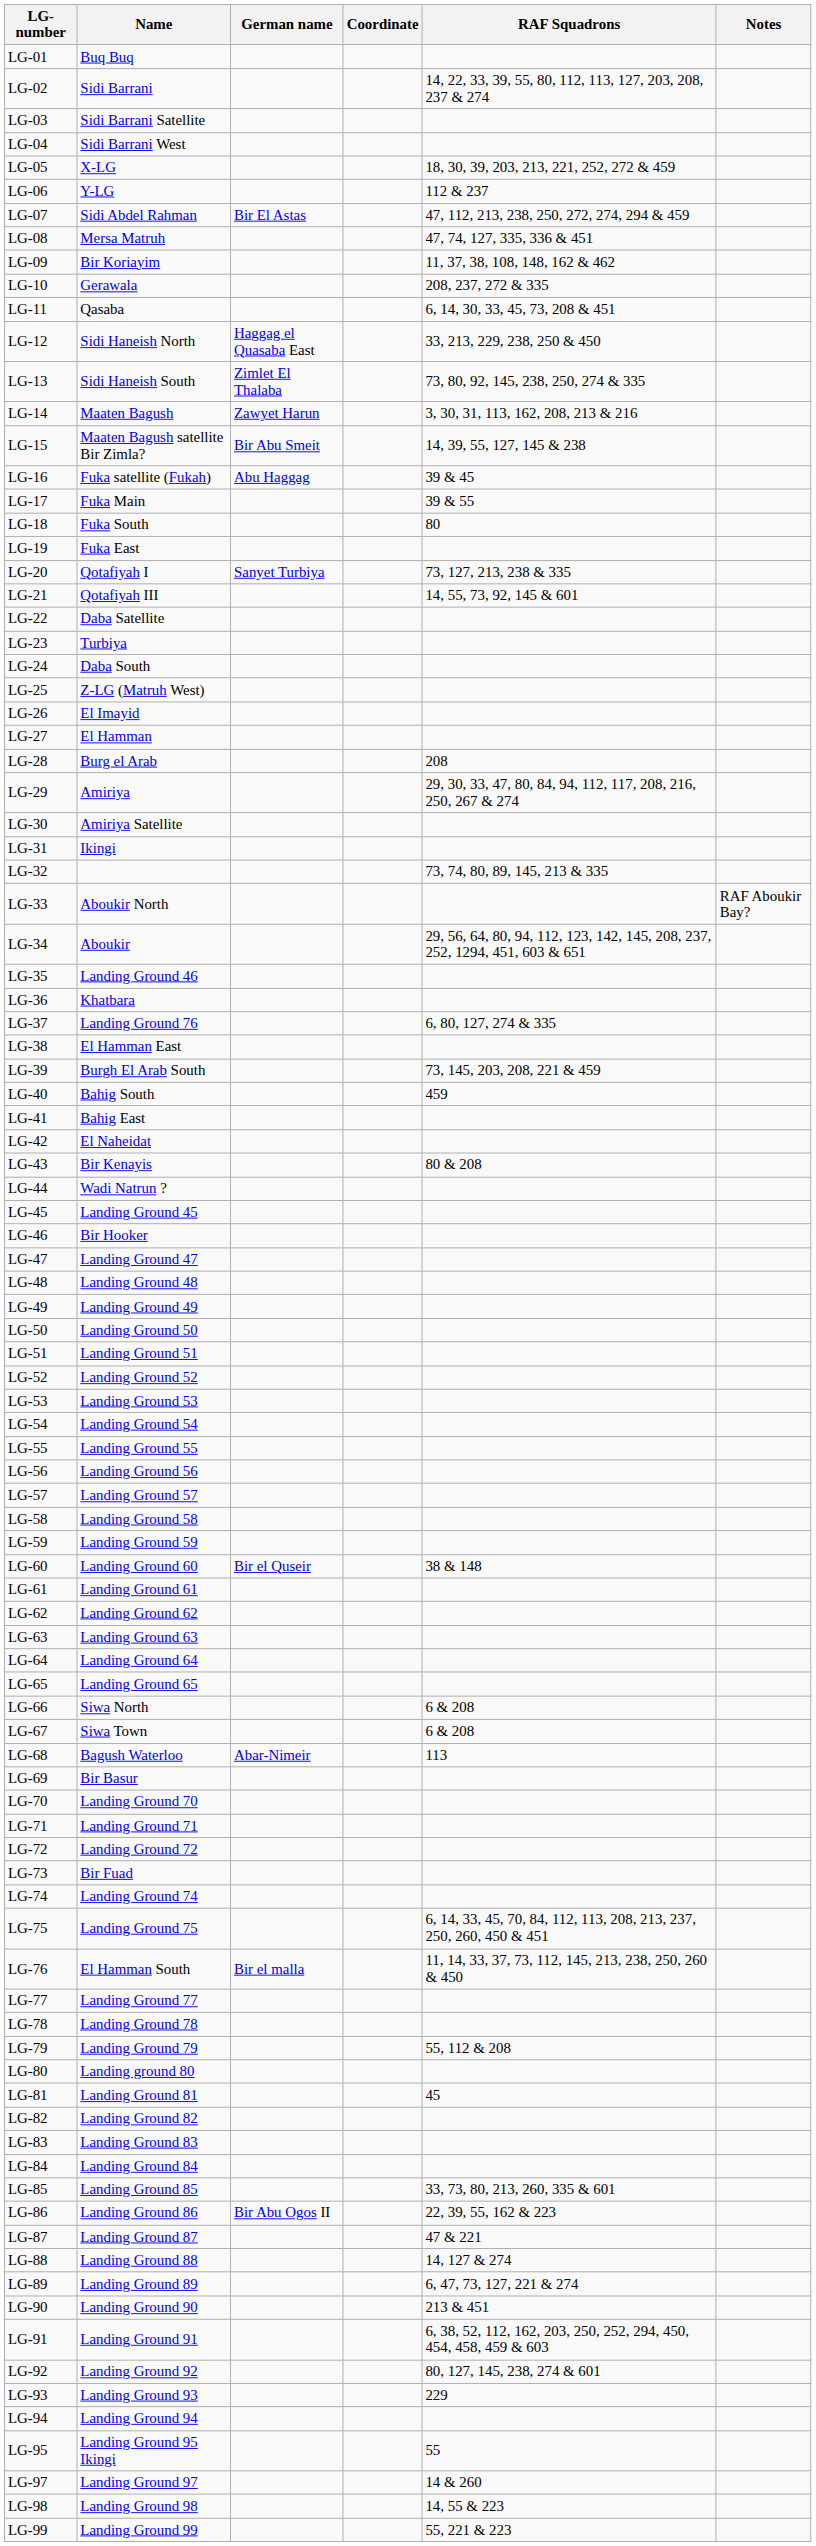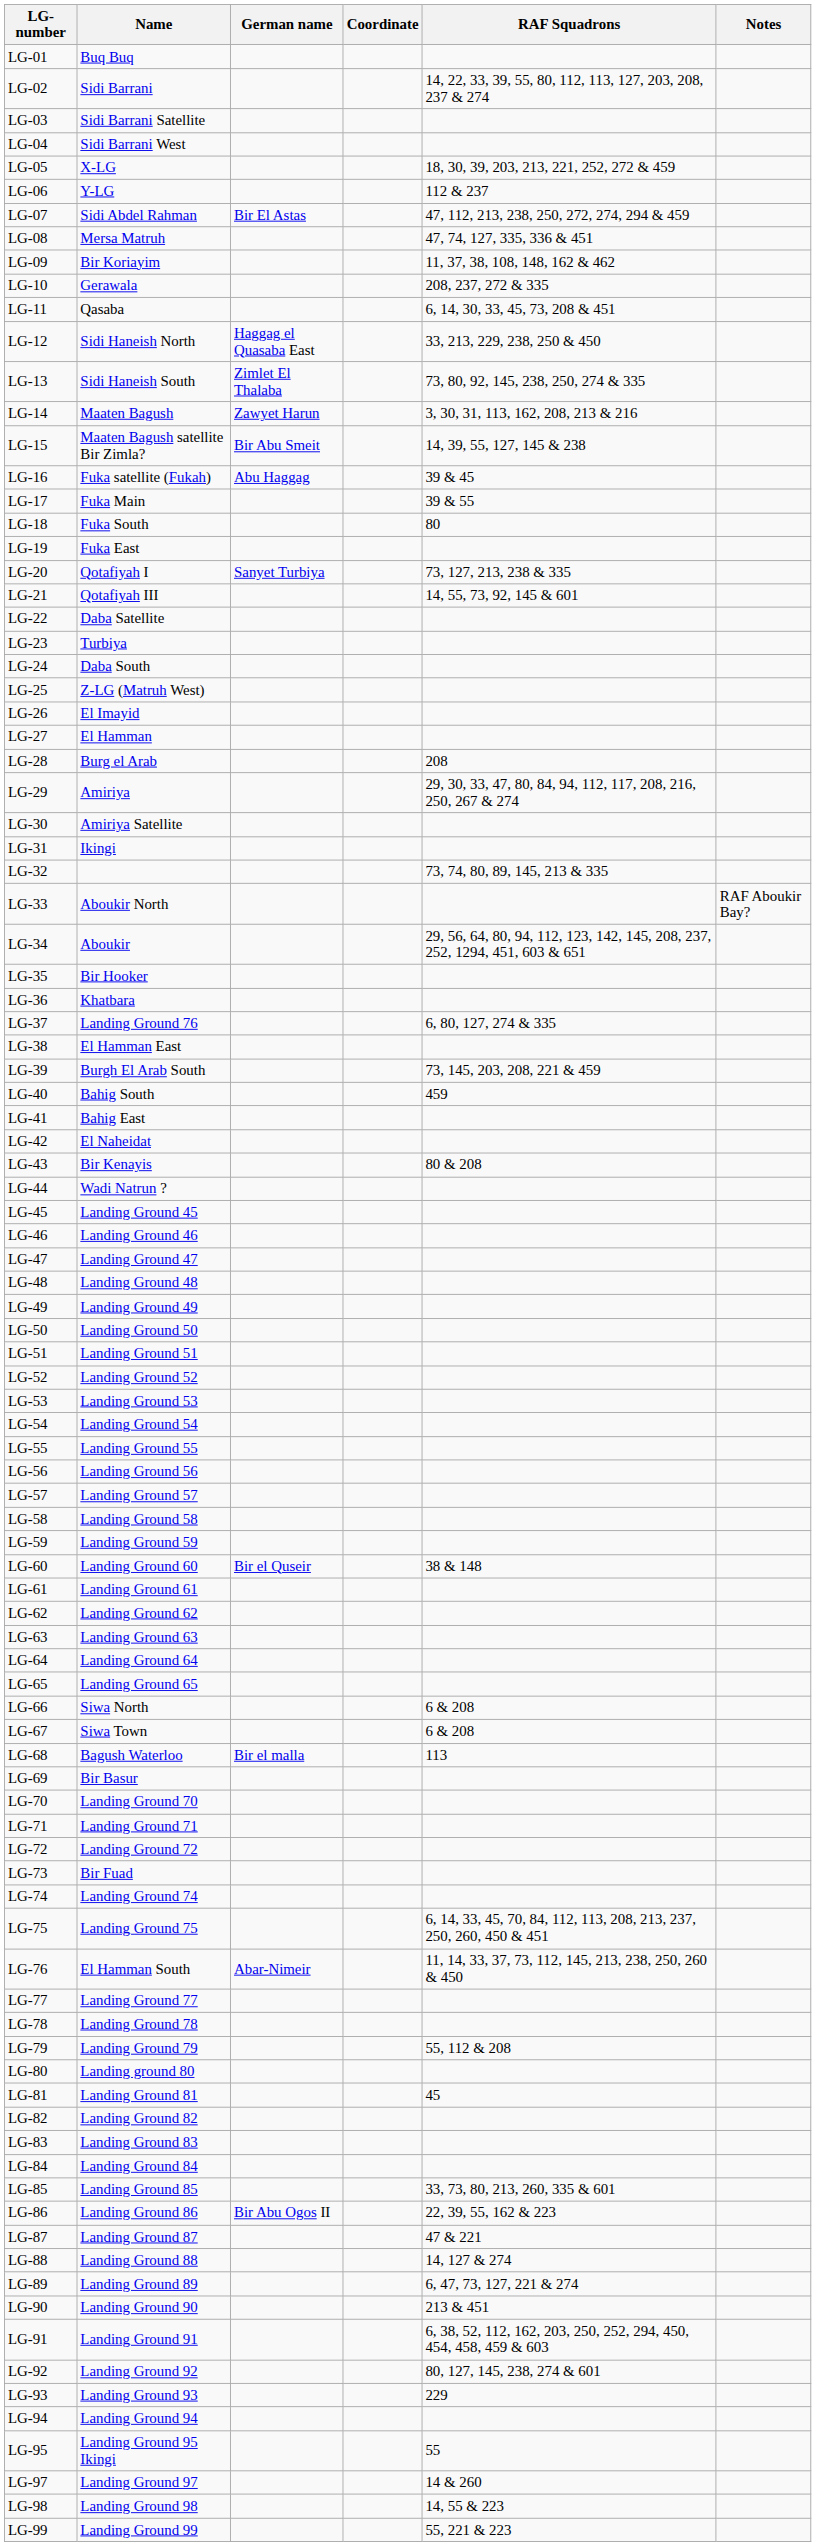(139, 976) Landing Ground 46 -> (114, 976) Bir Hooker
(114, 1235) Bir Hooker -> (139, 1235) Landing Ground 46
(272, 1754) Abar-Nimeir -> (269, 1754) Bir el malla
(269, 1968) Bir el malla -> (272, 1968) Abar-Nimeir
